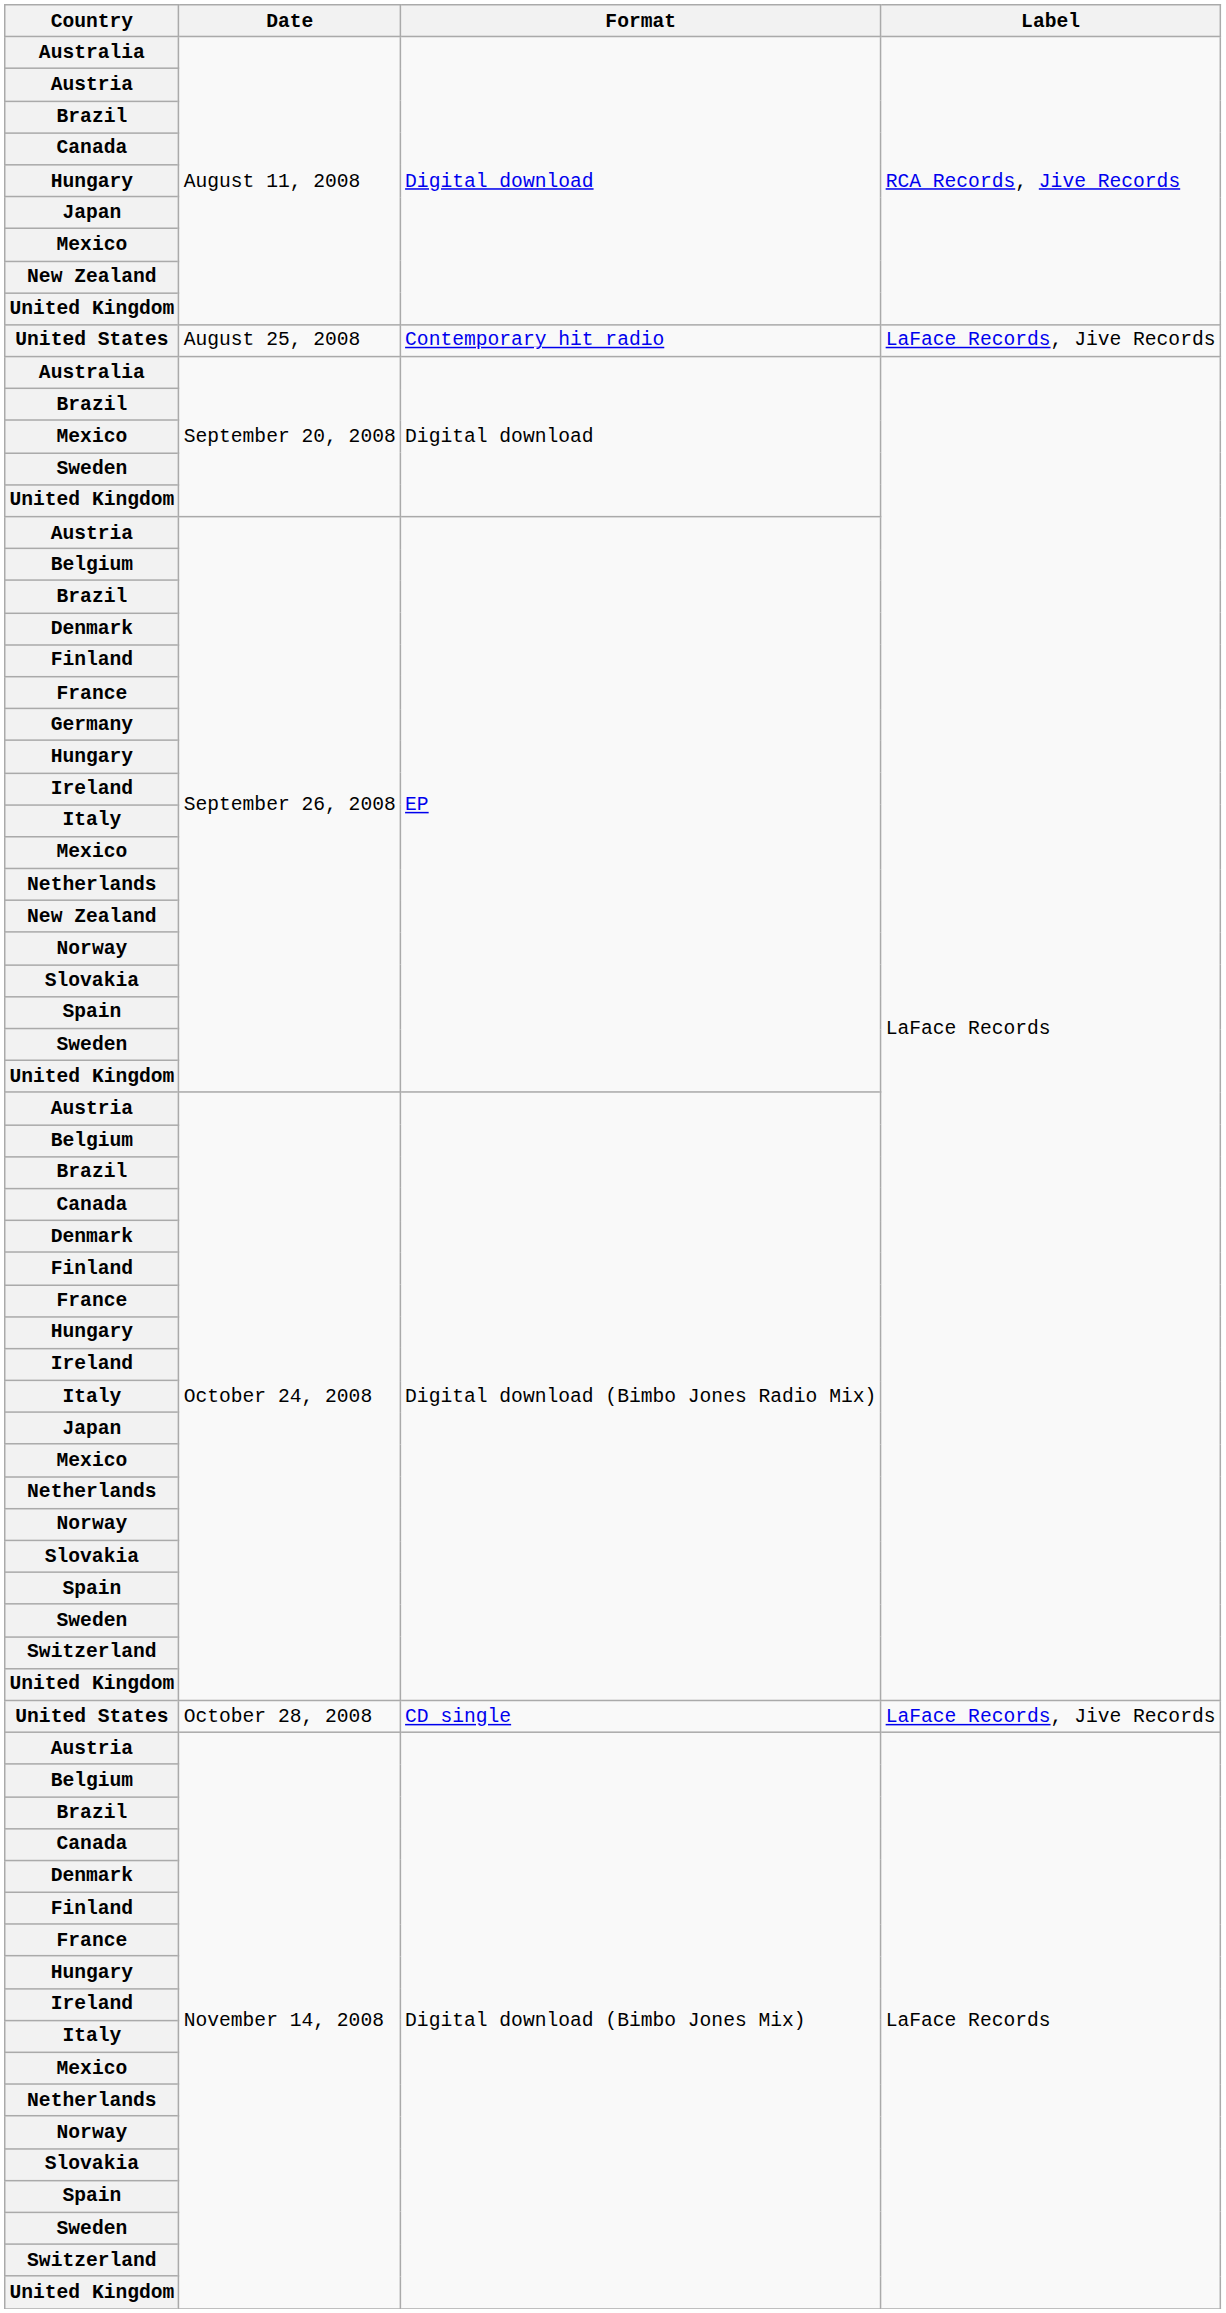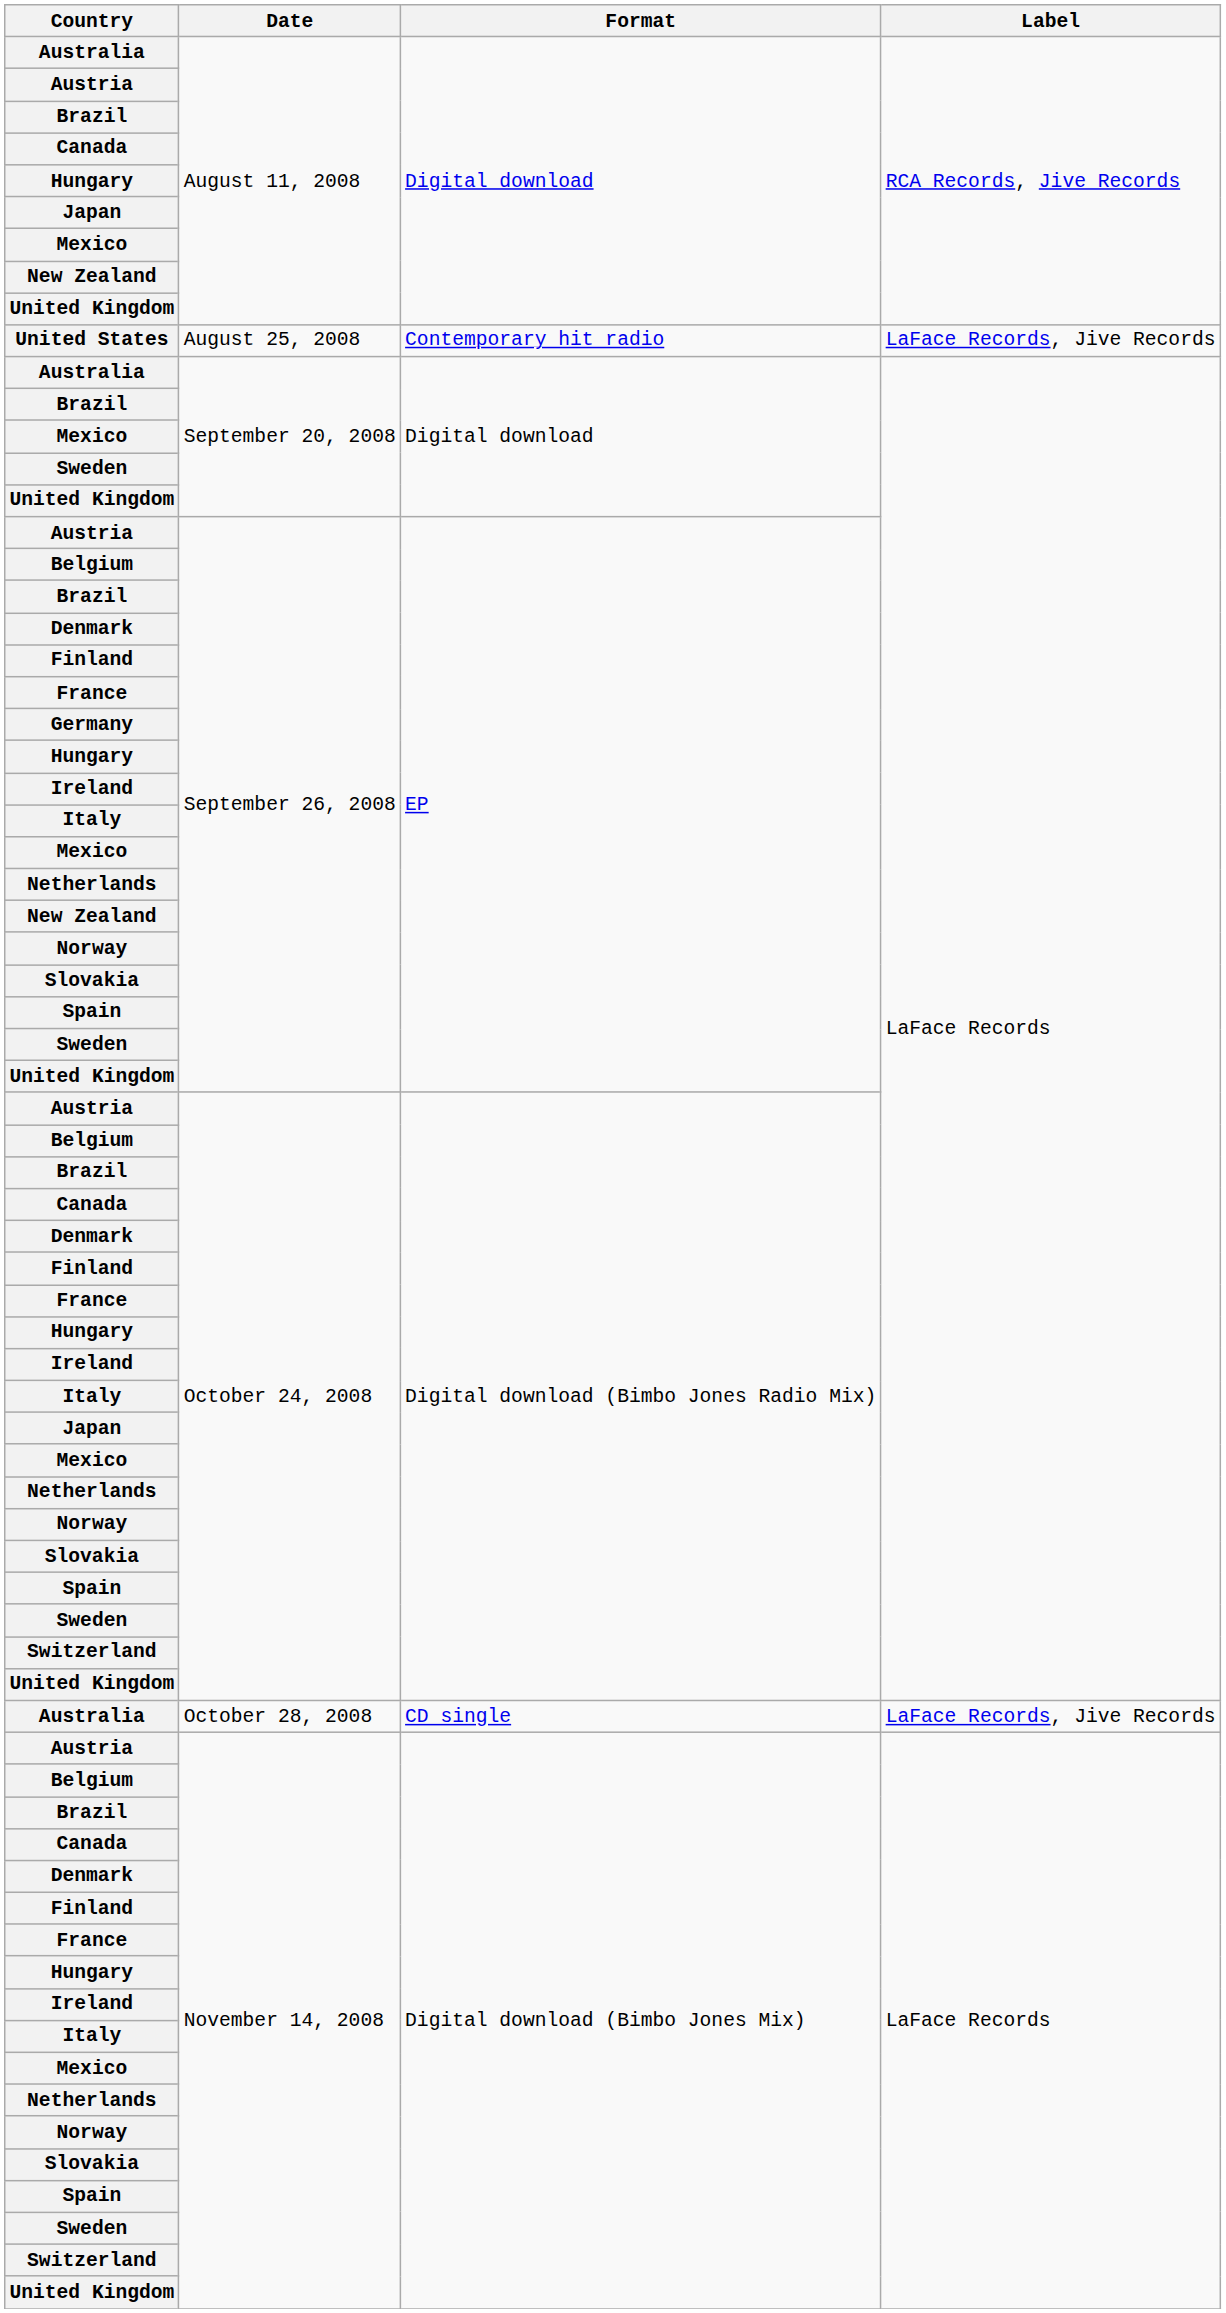(92, 1716) United States -> (92, 1716) Australia
